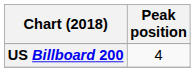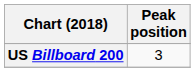(159, 55) 4 -> (159, 55) 3
